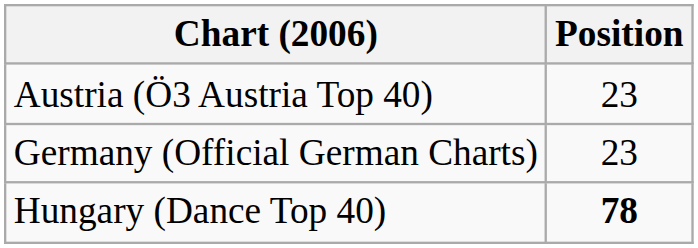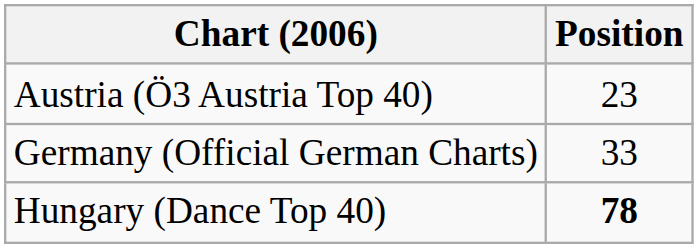(619, 152) 23 -> (619, 152) 33
